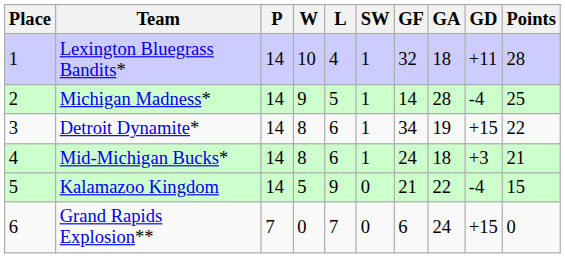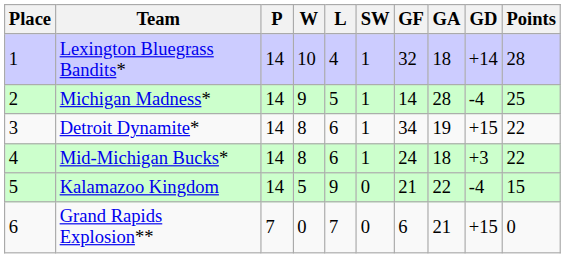(483, 59) +11 -> (483, 59) +14
(516, 157) 21 -> (516, 157) 22
(442, 227) 24 -> (442, 227) 21
